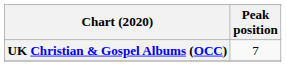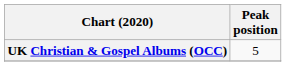(256, 50) 7 -> (256, 50) 5
